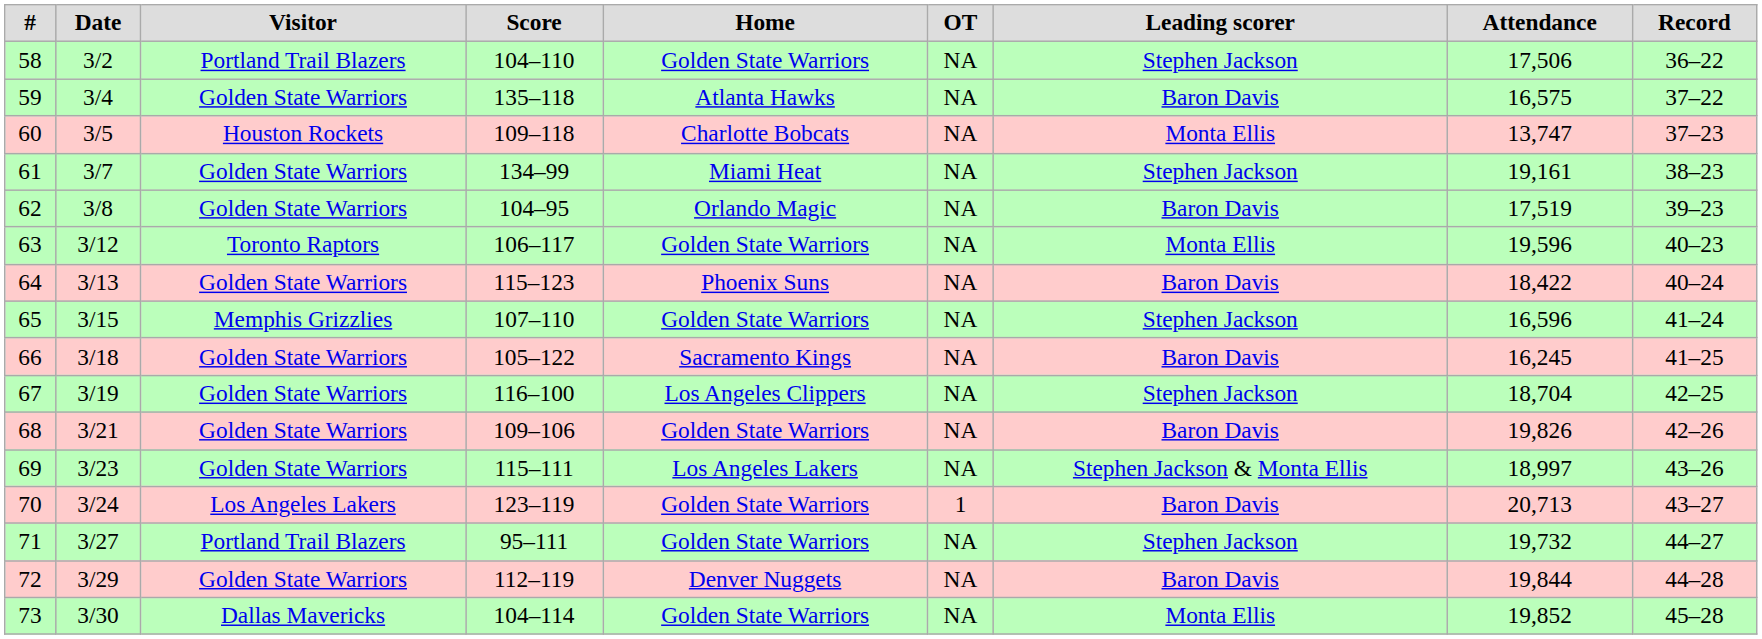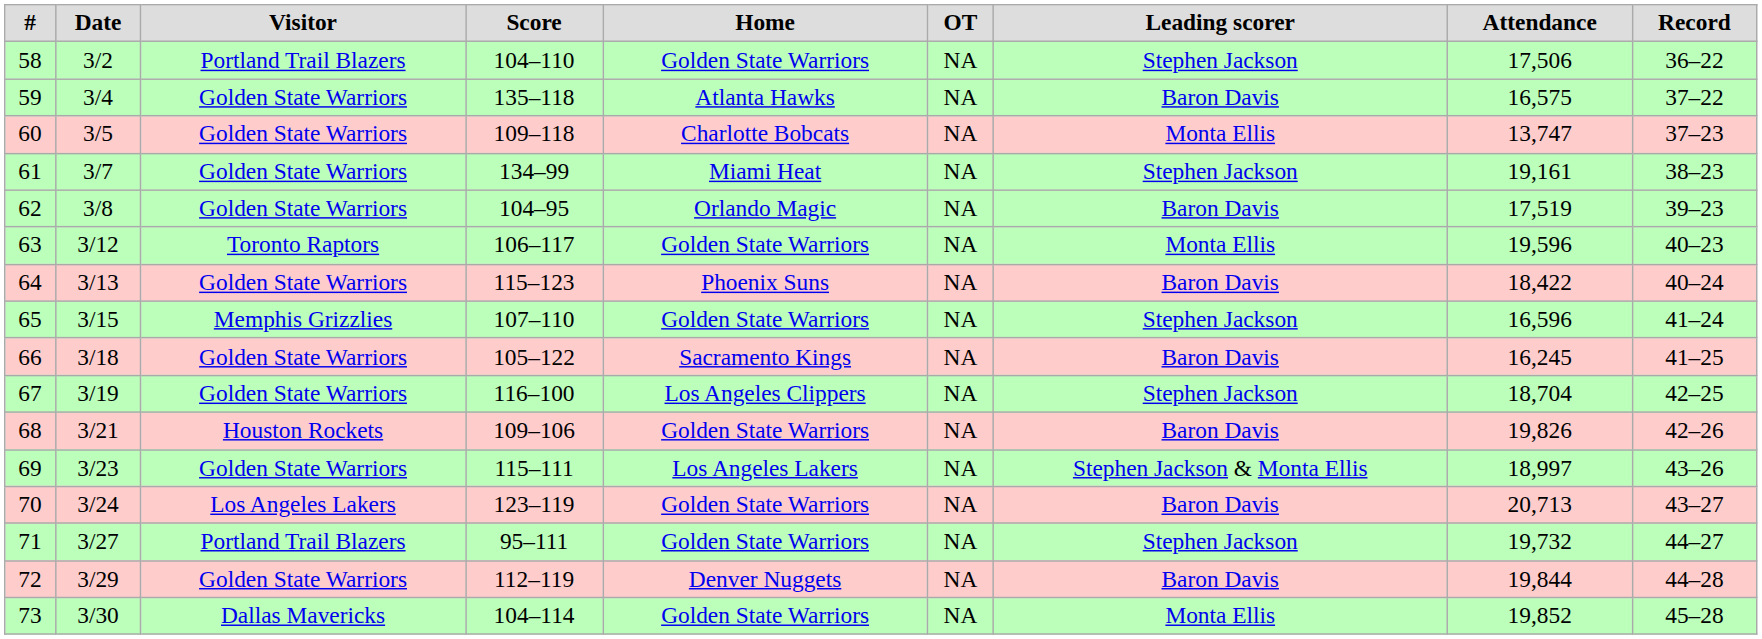(303, 134) Houston Rockets -> (303, 134) Golden State Warriors
(303, 430) Golden State Warriors -> (303, 430) Houston Rockets
(960, 504) 1 -> (960, 504) NA
